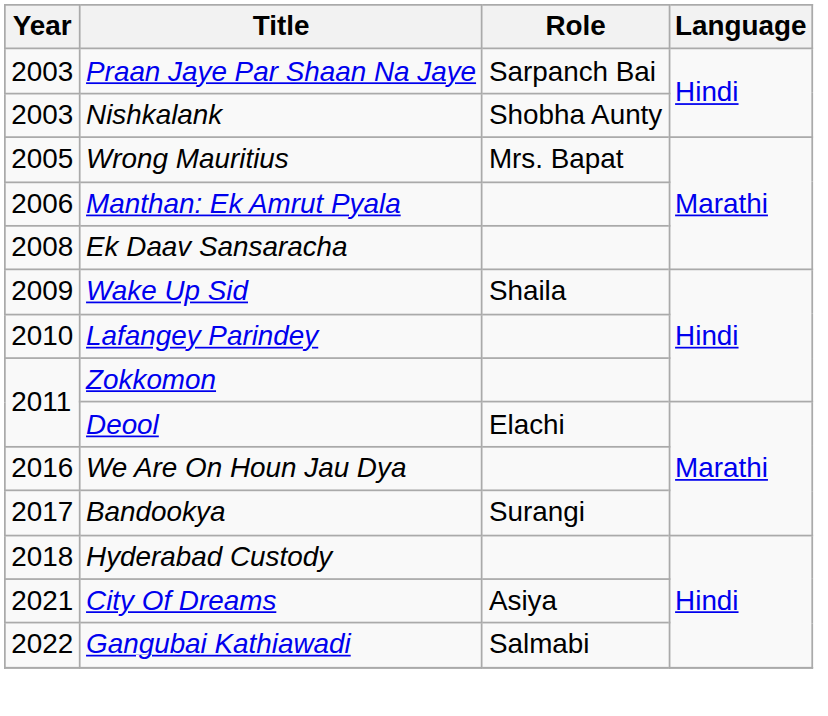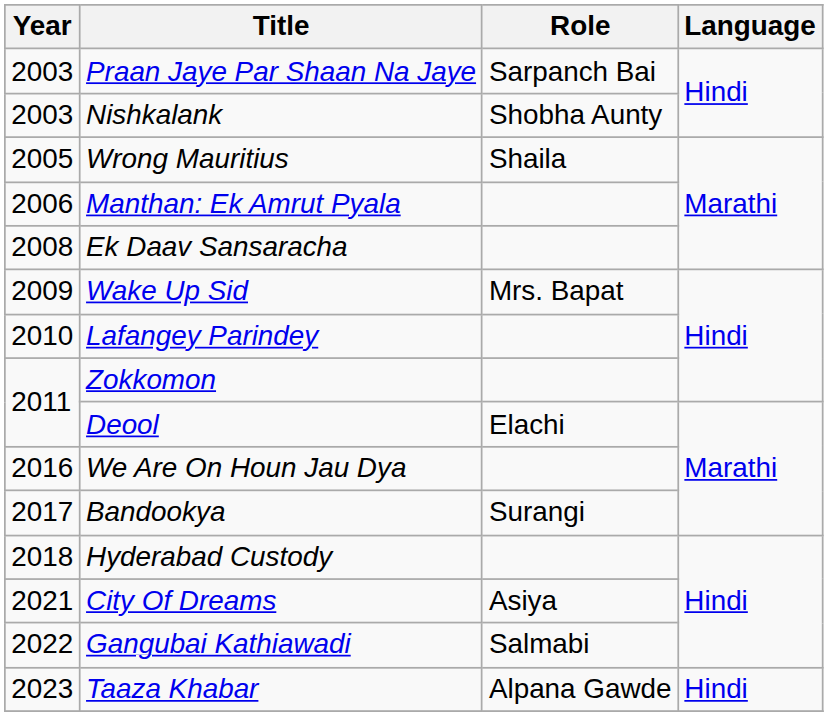(556, 159) Mrs. Bapat -> (528, 159) Shaila
(528, 291) Shaila -> (556, 291) Mrs. Bapat
+ row: (172, 688)
